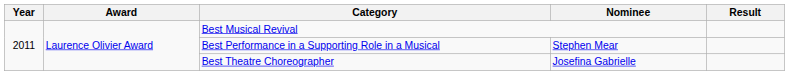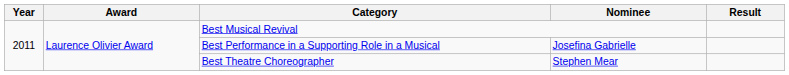(585, 45) Stephen Mear -> (594, 45) Josefina Gabrielle
(594, 62) Josefina Gabrielle -> (585, 62) Stephen Mear
